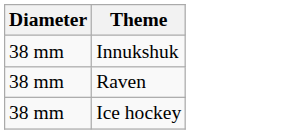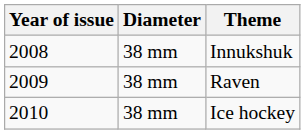+ column: (62, 19)
